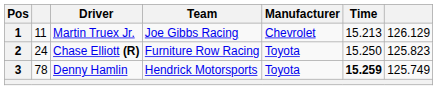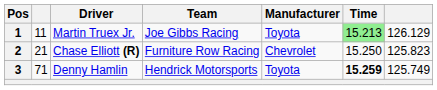(290, 33) Chevrolet -> (282, 33) Toyota
(364, 33) no background -> (364, 33) lightgreen background
(41, 51) 24 -> (41, 51) 21
(282, 51) Toyota -> (290, 51) Chevrolet
(41, 70) 78 -> (41, 70) 71
